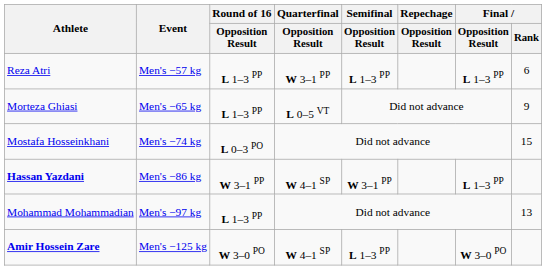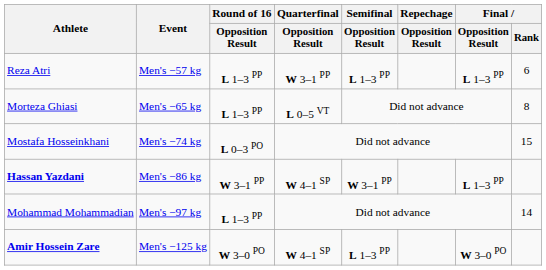(526, 106) 9 -> (526, 106) 8
(526, 212) 13 -> (526, 212) 14
